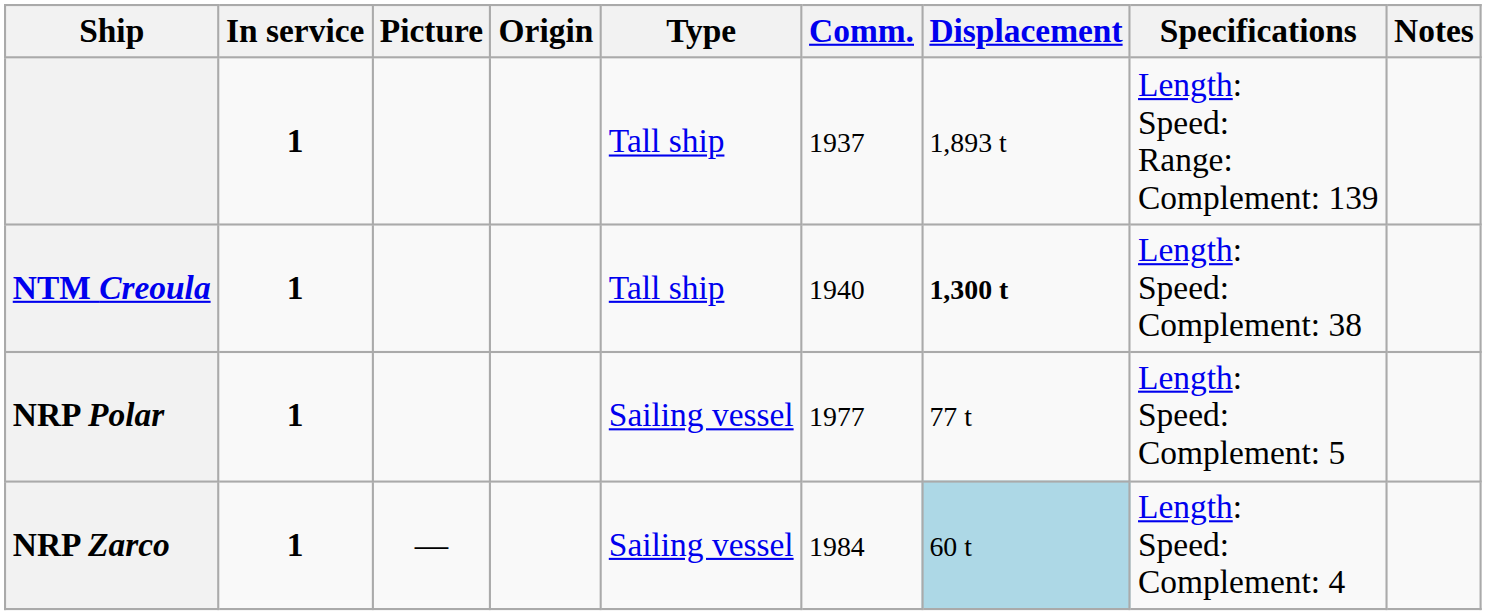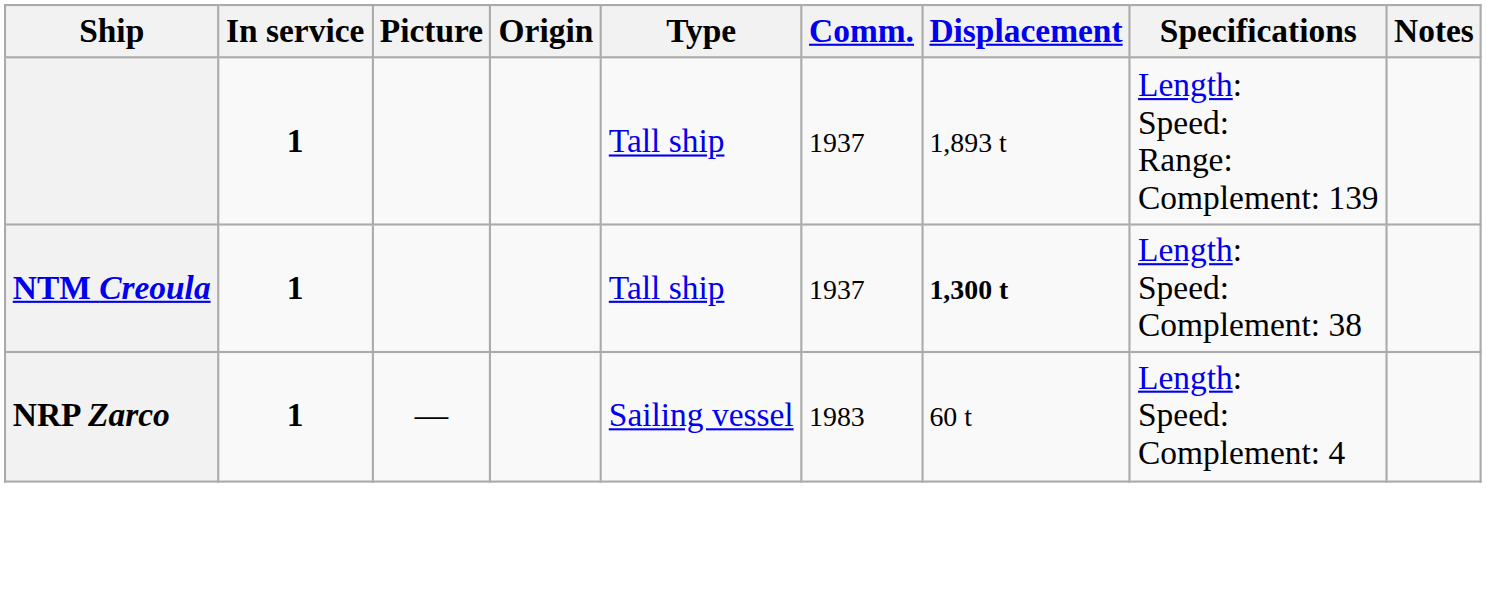(837, 289) 1940 -> (837, 289) 1937
- row: (88, 415)
(837, 546) 1984 -> (837, 417) 1983
(951, 546) lightblue background -> (951, 417) no background
